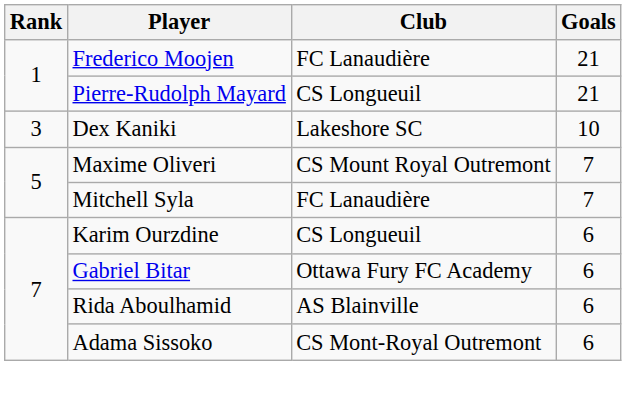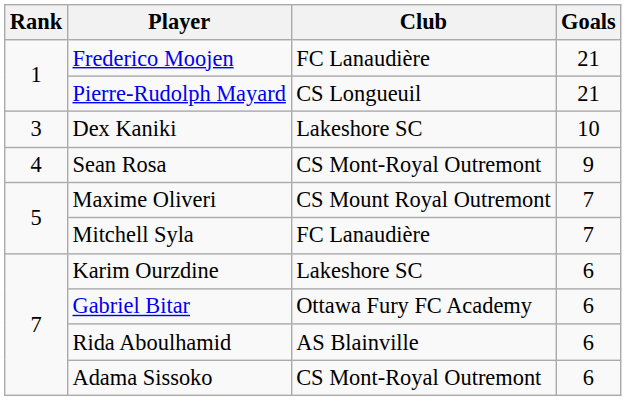+ row: (119, 164)
(359, 235) CS Longueuil -> (359, 270) Lakeshore SC
